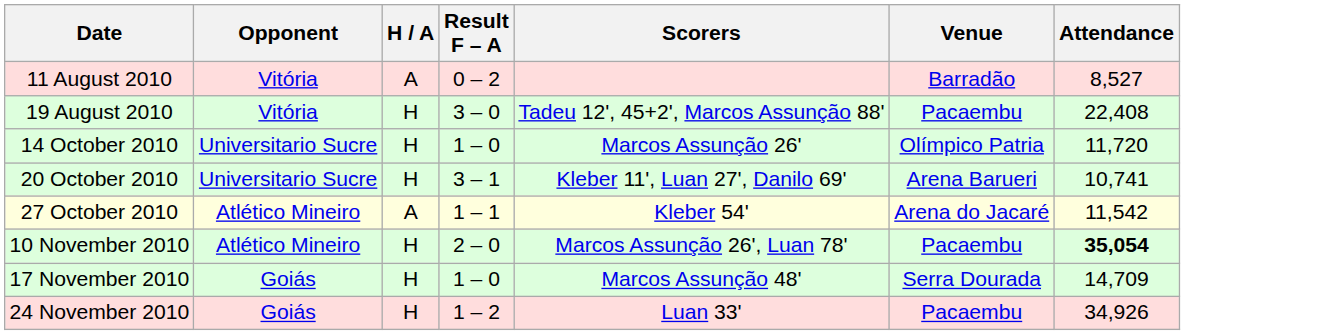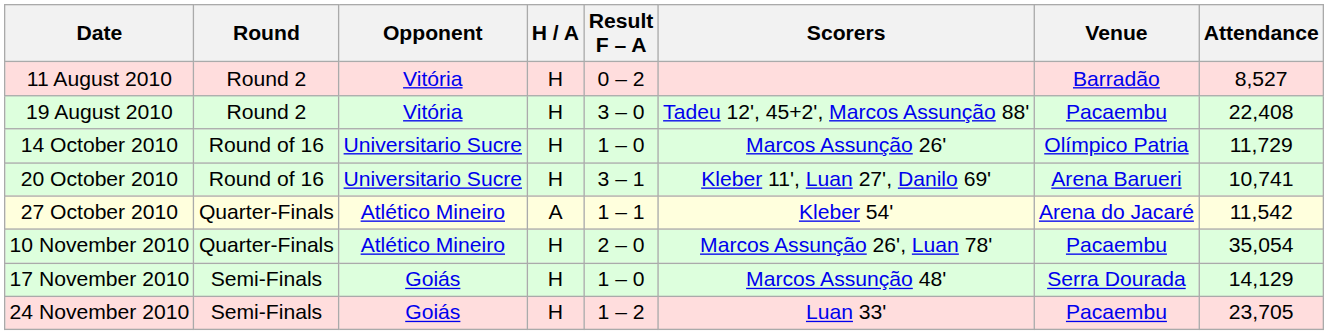+ column: (266, 33)
(411, 78) A -> (555, 78) H
(1116, 145) 11,720 -> (1261, 145) 11,729
(1116, 245) bold -> (1261, 245) normal
(1116, 279) 14,709 -> (1261, 279) 14,129
(1116, 312) 34,926 -> (1261, 312) 23,705
